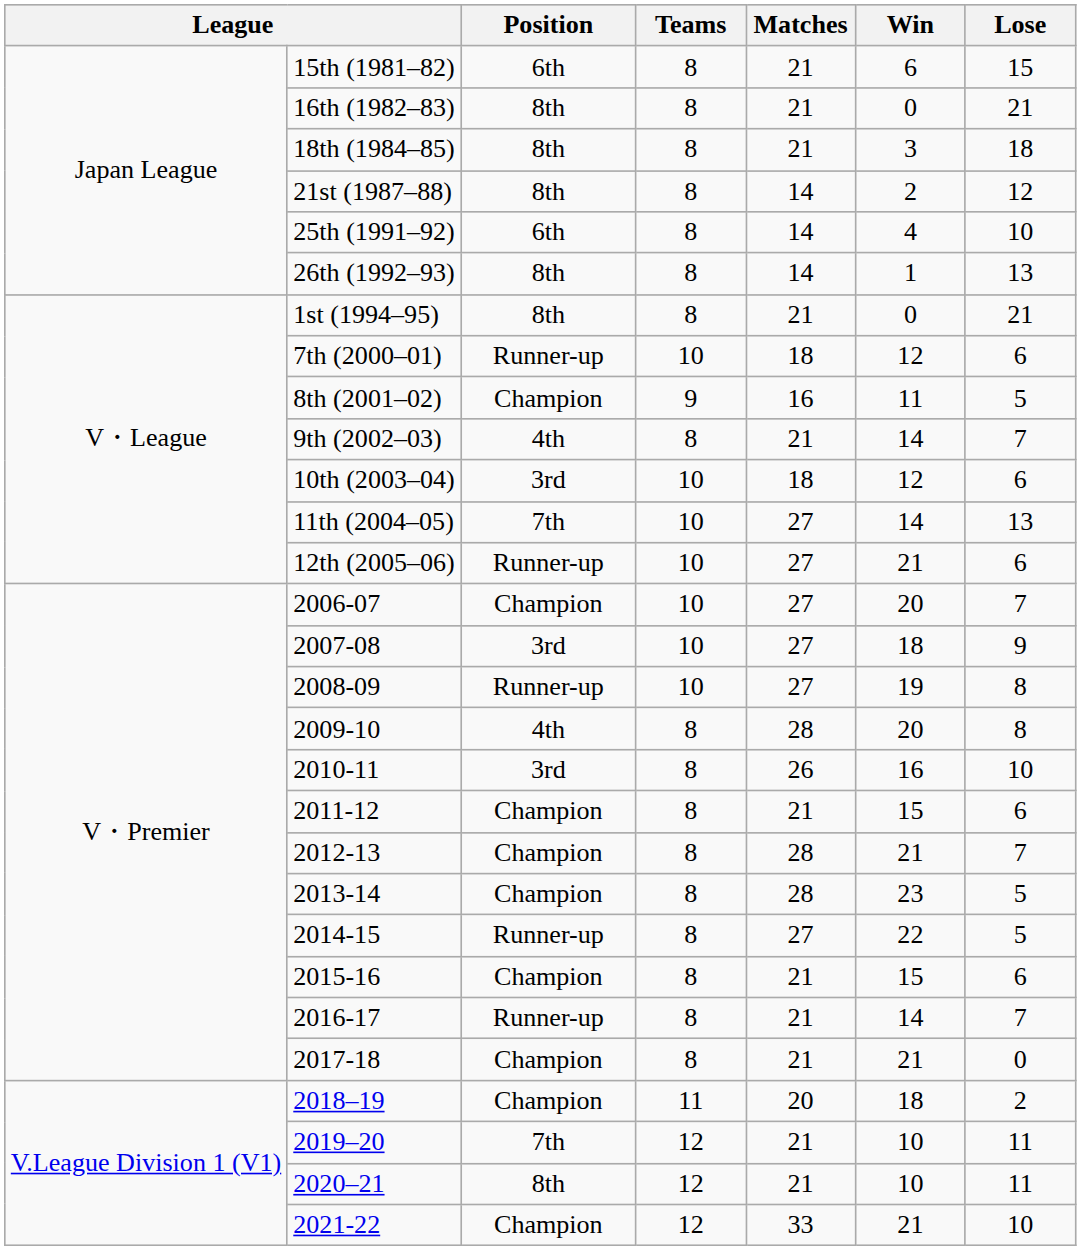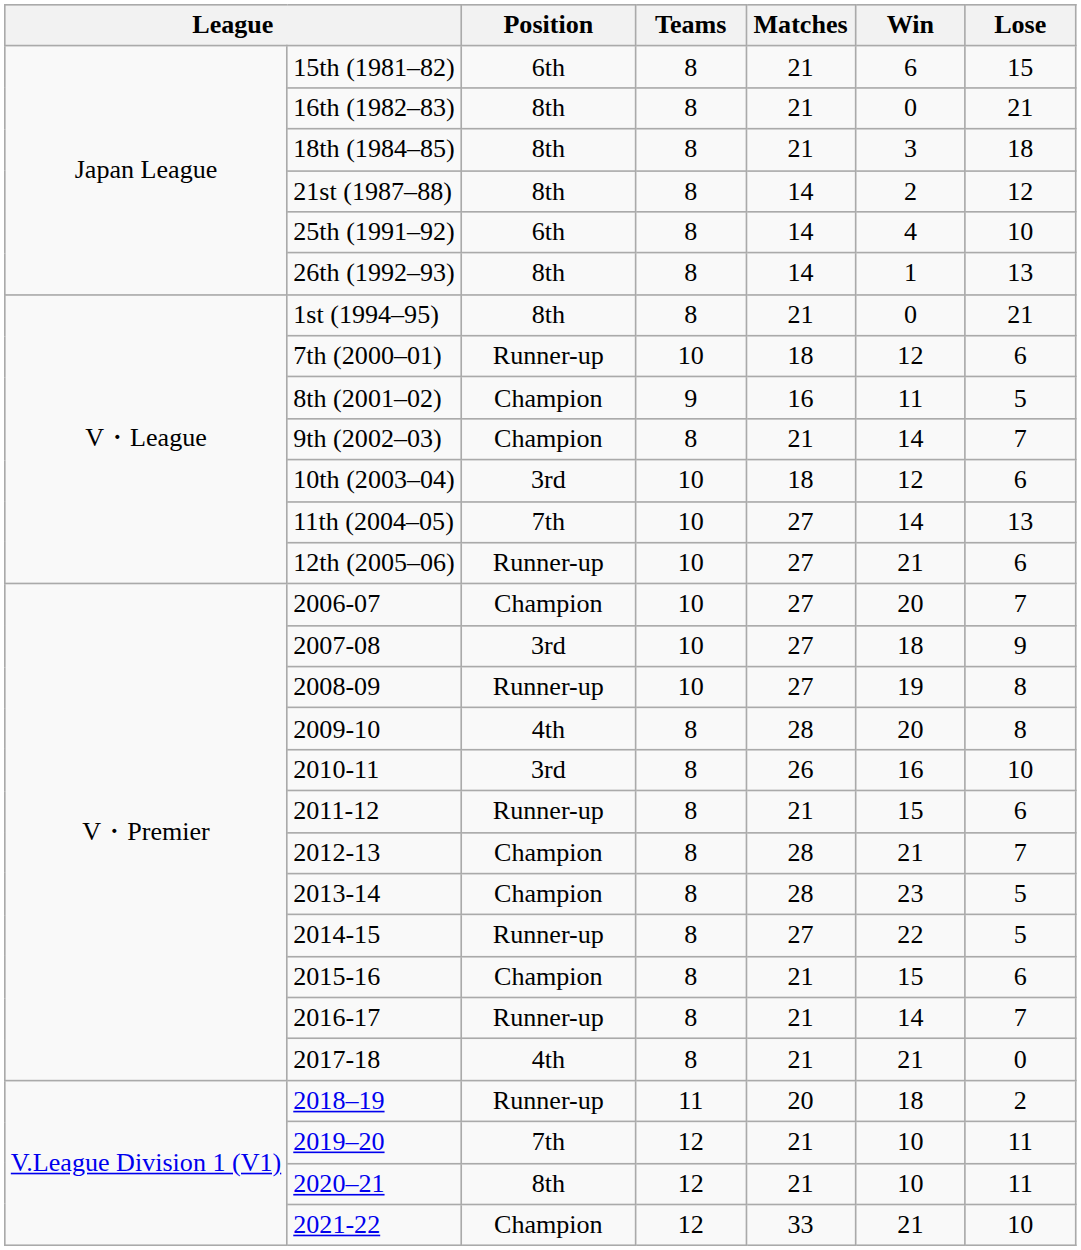(548, 438) 4th -> (548, 438) Champion
(548, 811) Champion -> (548, 811) Runner-up
(548, 1059) Champion -> (548, 1059) 4th
(548, 1100) Champion -> (548, 1100) Runner-up
